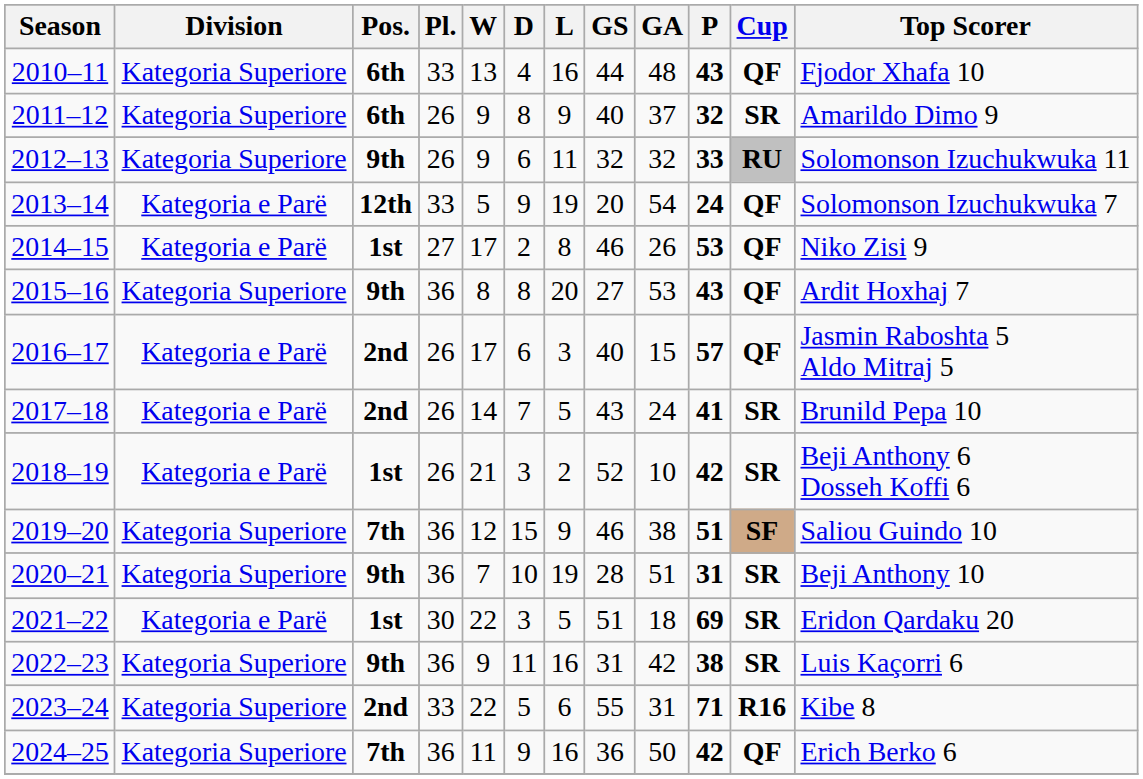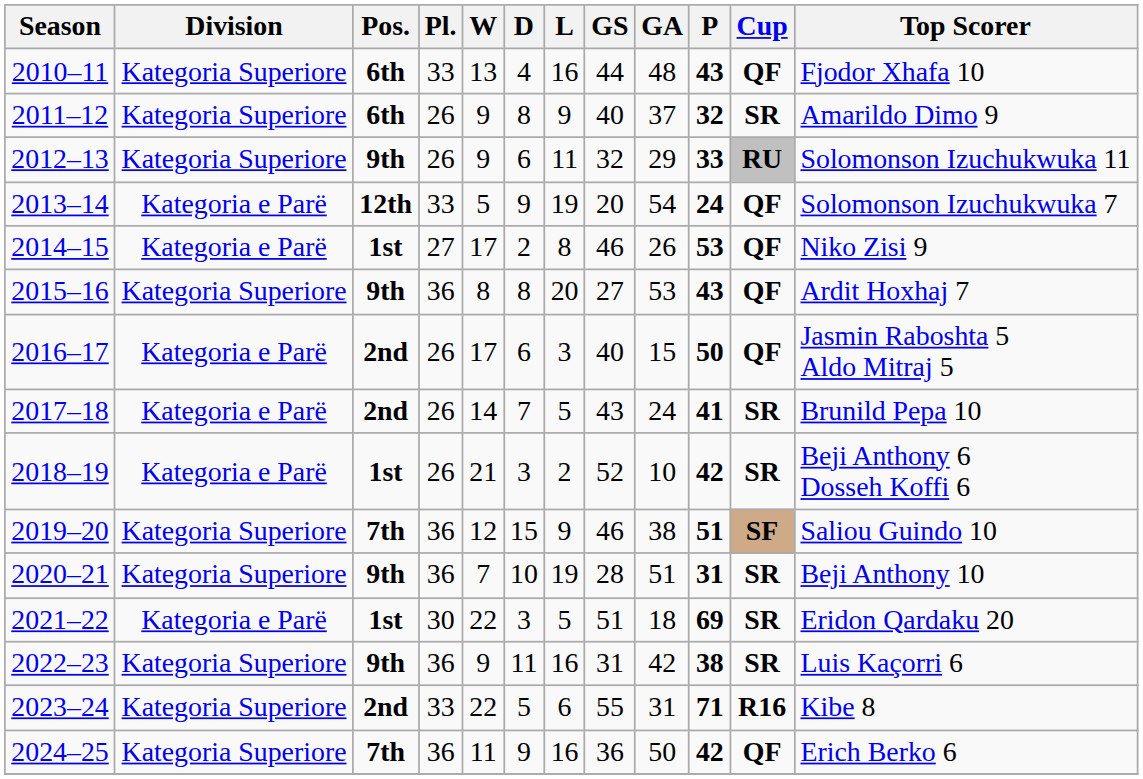(662, 159) 32 -> (662, 159) 29
(710, 351) 57 -> (710, 351) 50
